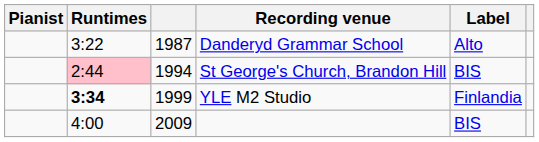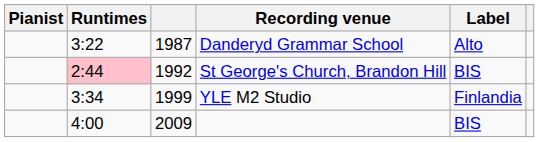(173, 71) 1994 -> (173, 71) 1992
(88, 97) bold -> (87, 97) normal
